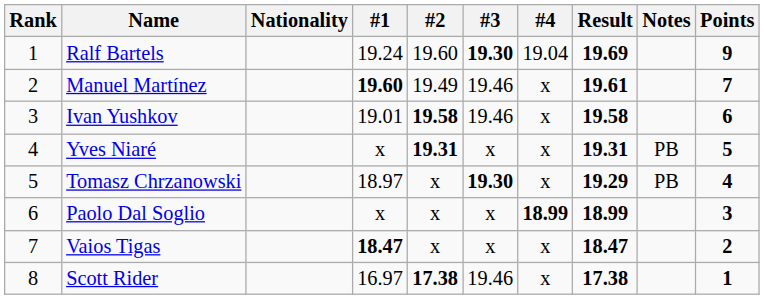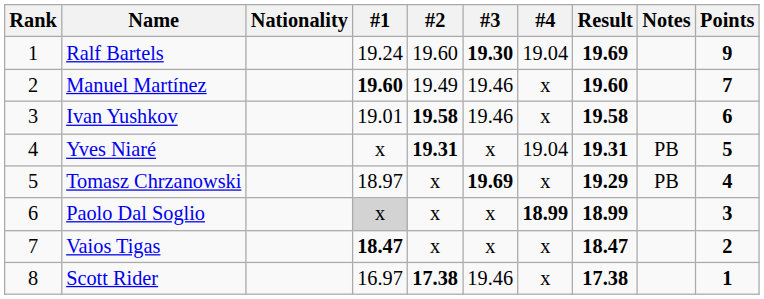(605, 85) 19.61 -> (605, 85) 19.60
(545, 149) x -> (545, 149) 19.04
(490, 181) 19.30 -> (490, 181) 19.69
(380, 213) no background -> (380, 213) lightgrey background
